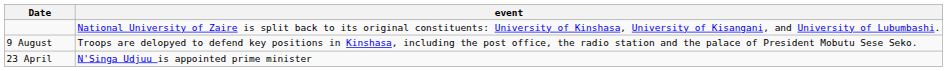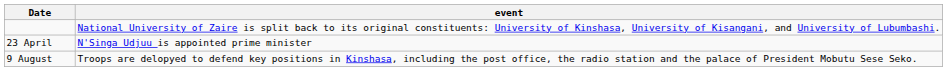rows swapped: (29, 58) <-> (29, 43)
